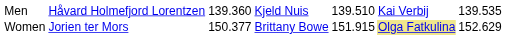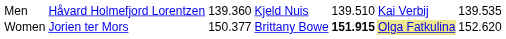(353, 27) normal -> (353, 27) bold
(480, 27) 152.629 -> (480, 27) 152.620
